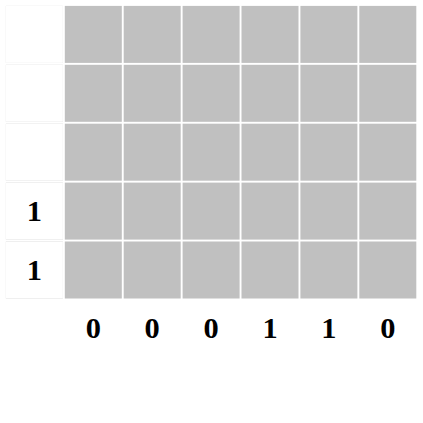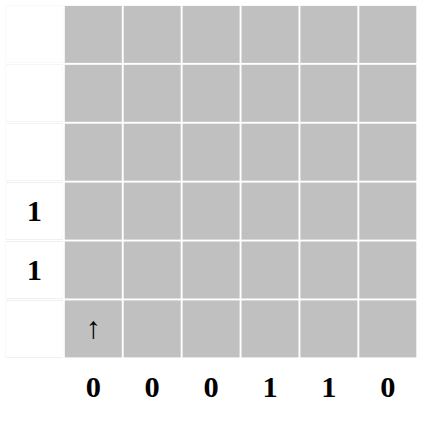+ row: (34, 329)
